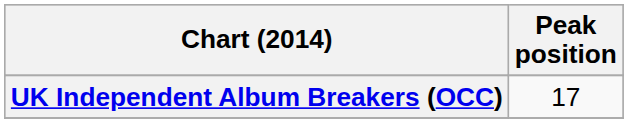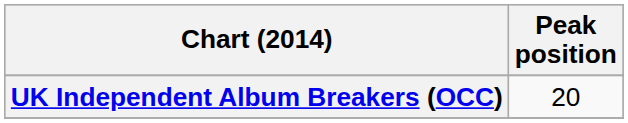(566, 96) 17 -> (566, 96) 20
